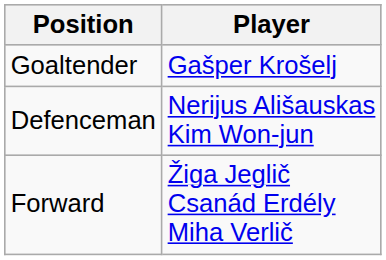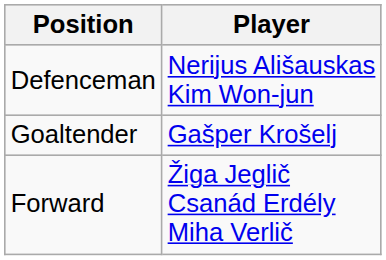rows swapped: (74, 65) <-> (83, 120)
